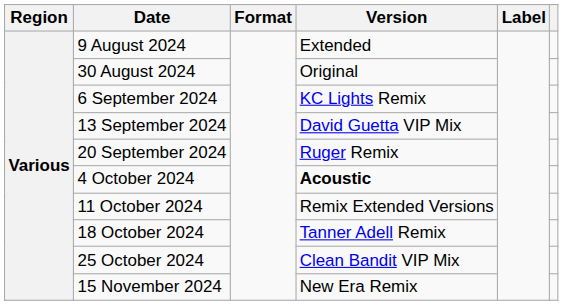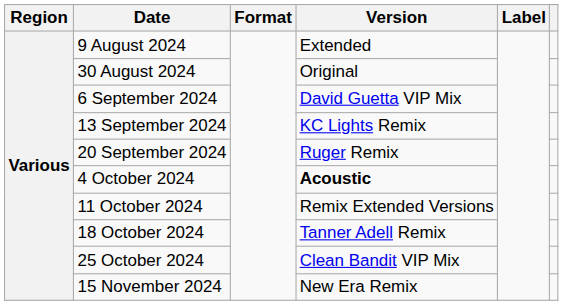(363, 98) KC Lights Remix -> (381, 98) David Guetta VIP Mix
(381, 125) David Guetta VIP Mix -> (363, 125) KC Lights Remix
